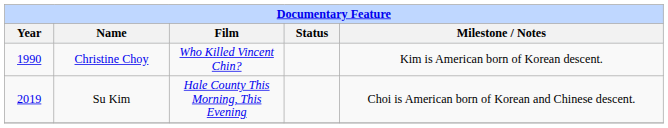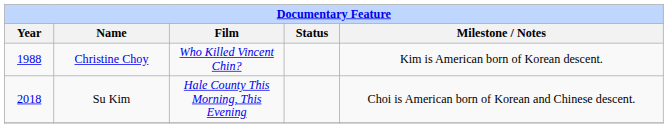(29, 59) 1990 -> (29, 59) 1988
(29, 99) 2019 -> (29, 99) 2018
